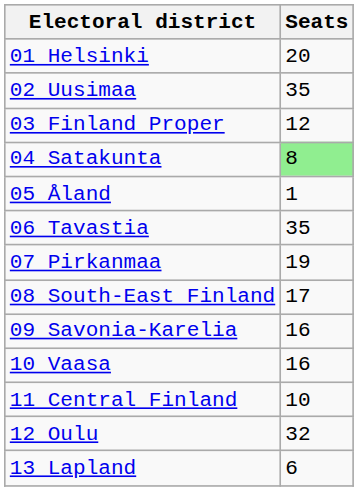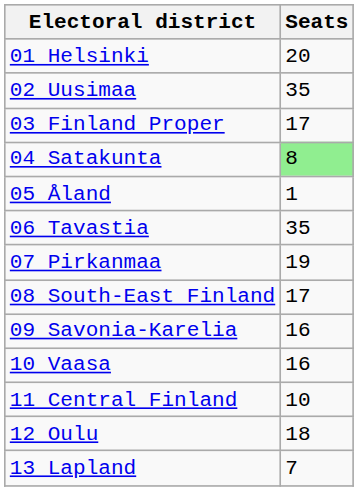(298, 125) 12 -> (298, 125) 17
(298, 434) 32 -> (298, 434) 18
(292, 468) 6 -> (292, 468) 7
